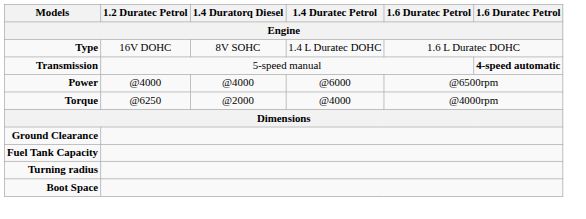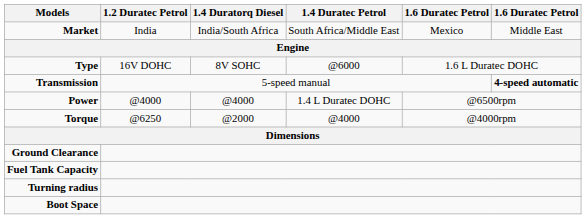+ row: (81, 30)
(335, 48) 1.4 L Duratec DOHC -> (344, 65) @6000
(335, 83) @6000 -> (344, 100) 1.4 L Duratec DOHC
